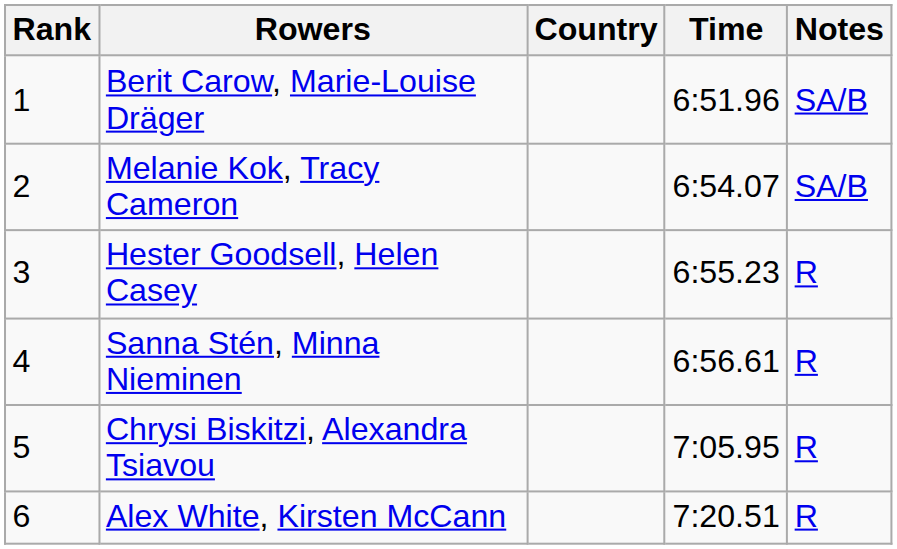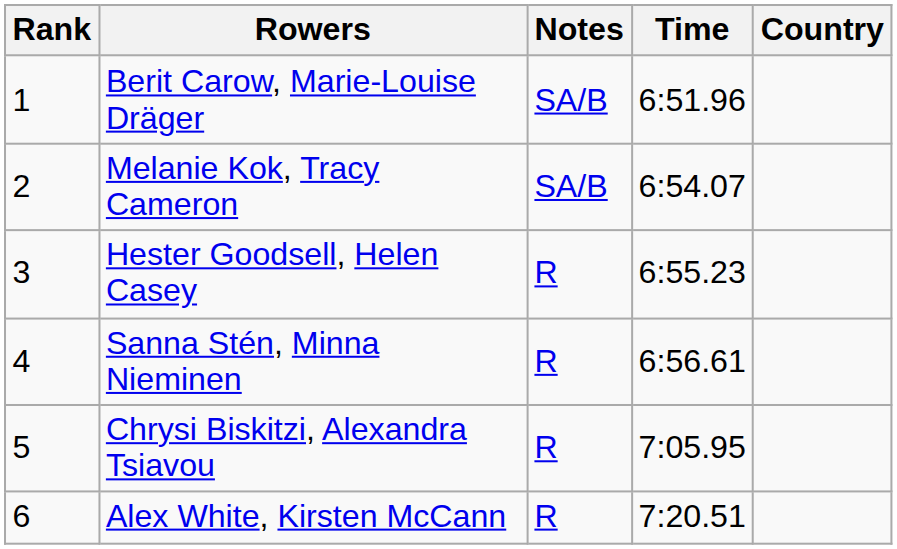columns swapped: (596, 30) <-> (839, 30)
